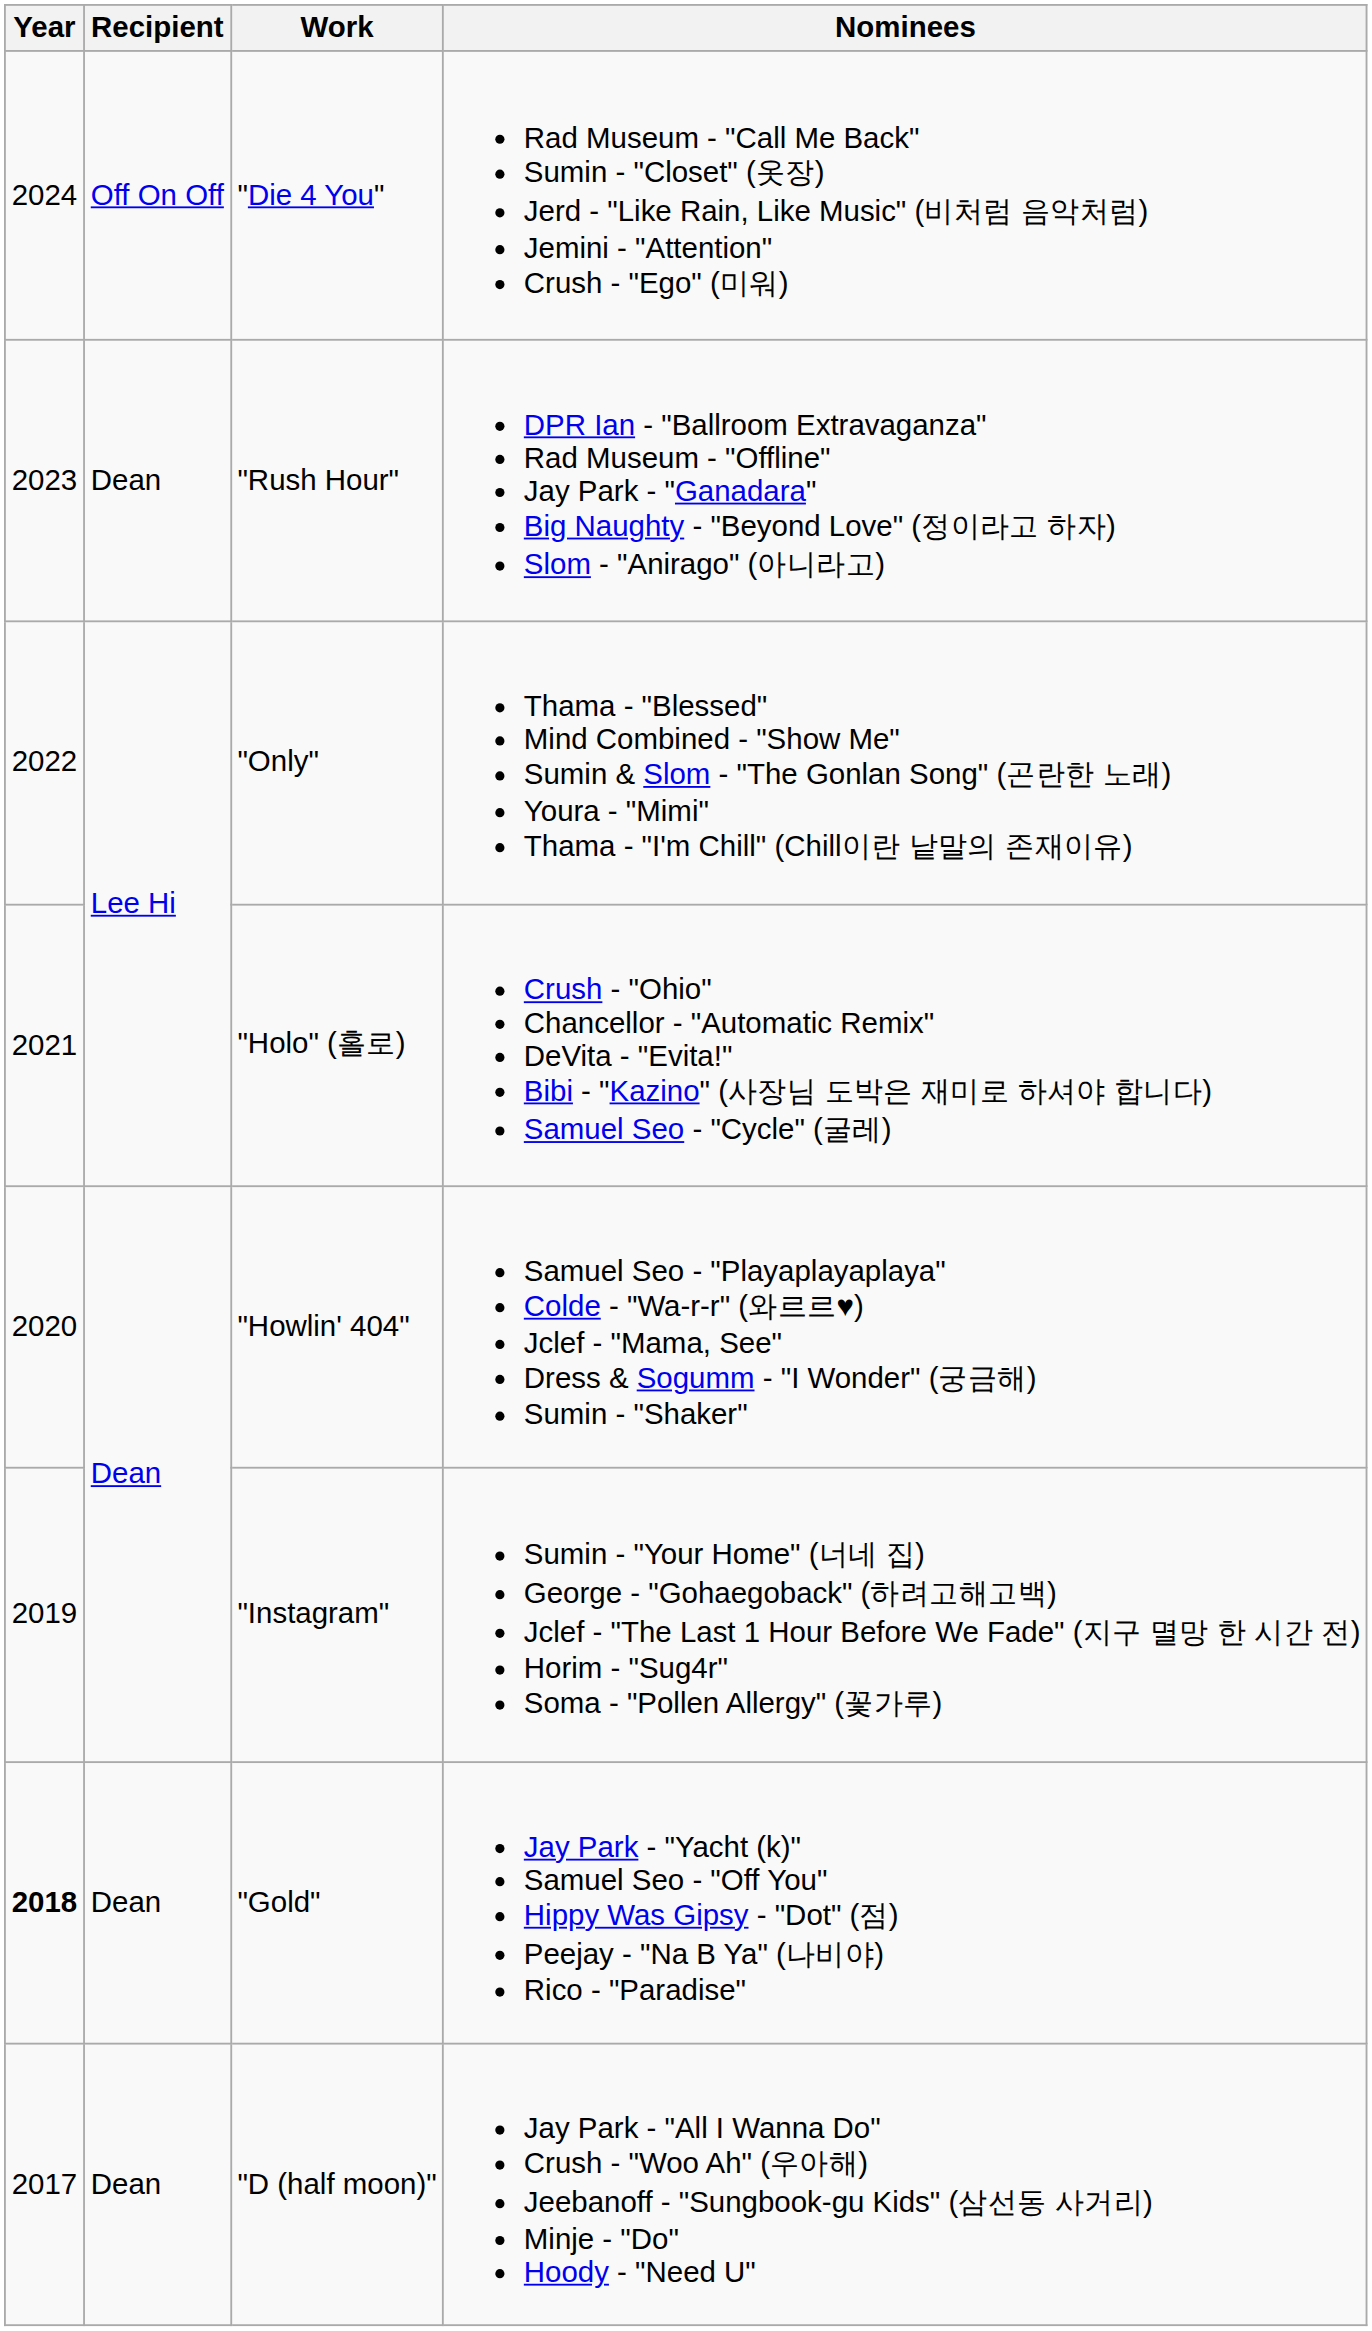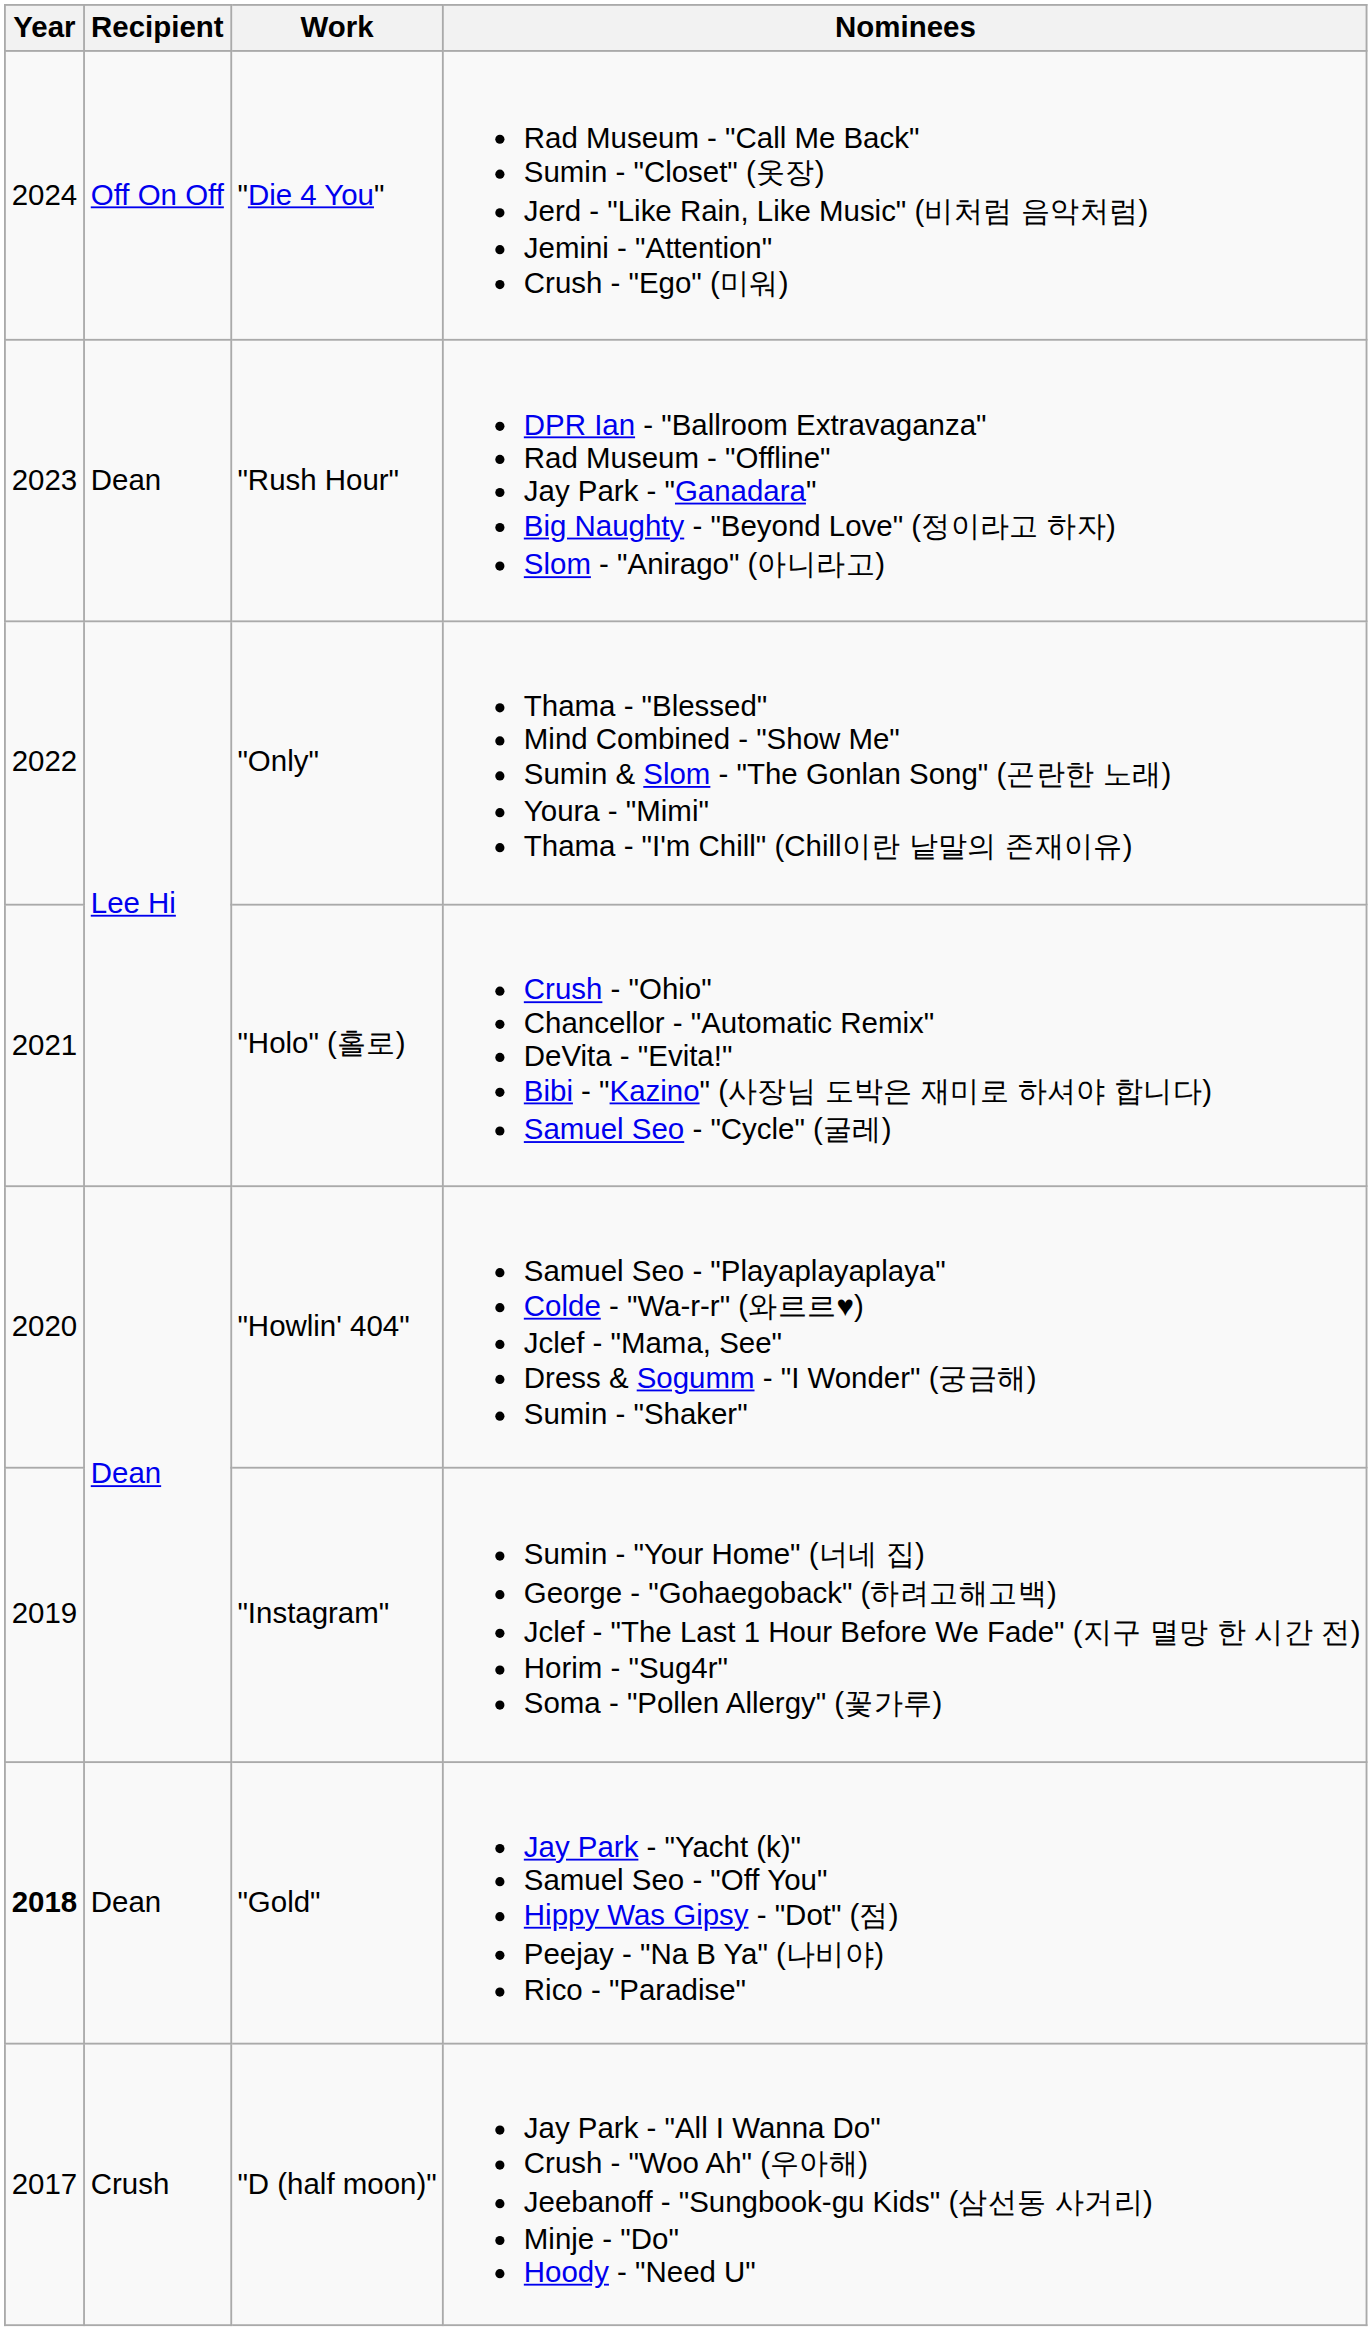(126, 2184) Dean -> (130, 2184) Crush
